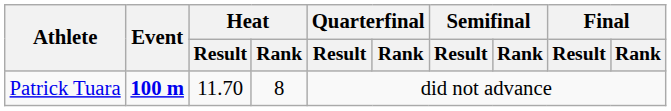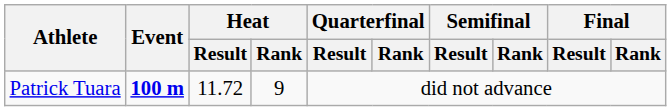(220, 88) 11.70 -> (220, 88) 11.72
(279, 88) 8 -> (279, 88) 9
